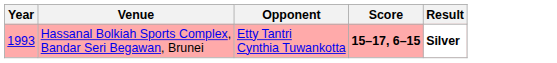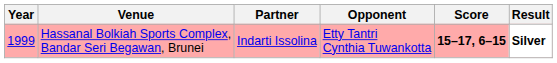+ column: (277, 15)
(21, 41) 1993 -> (21, 41) 1999
